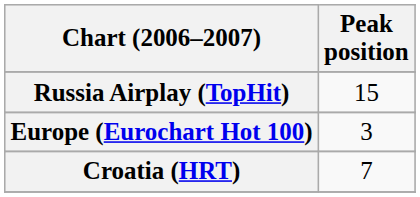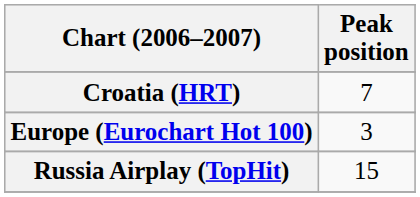rows swapped: (162, 171) <-> (162, 91)
